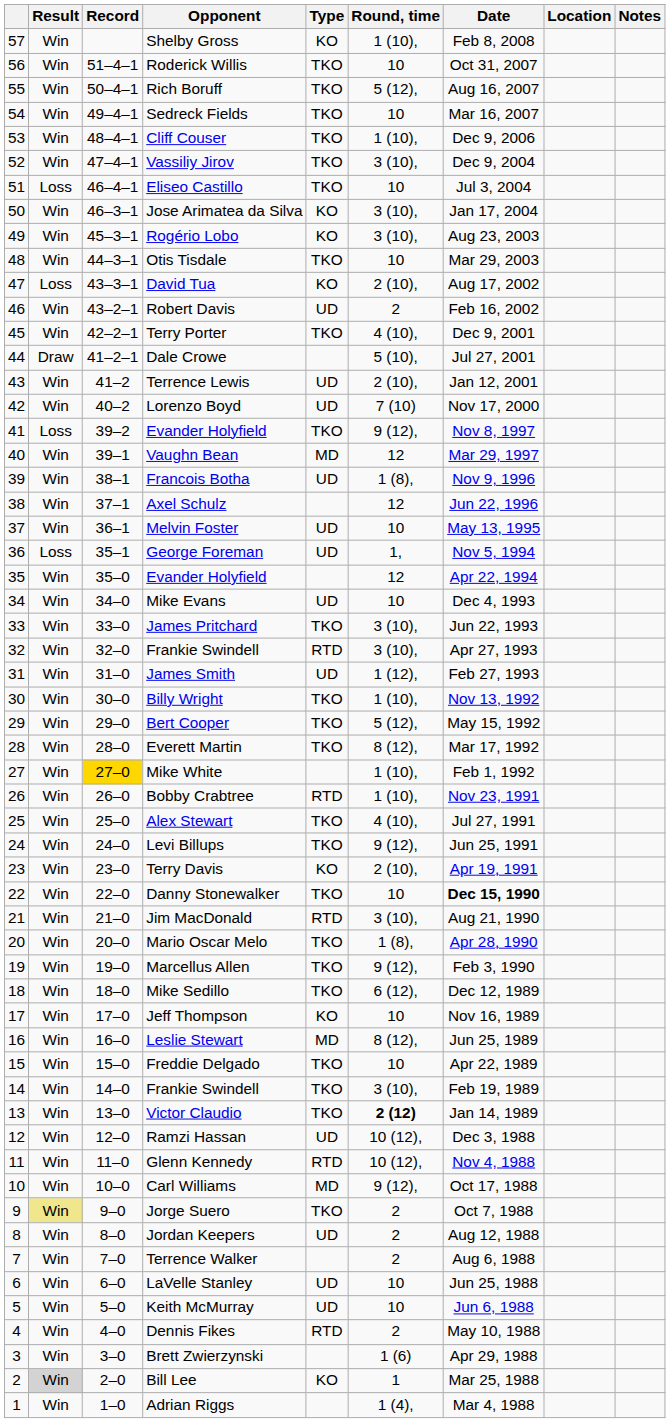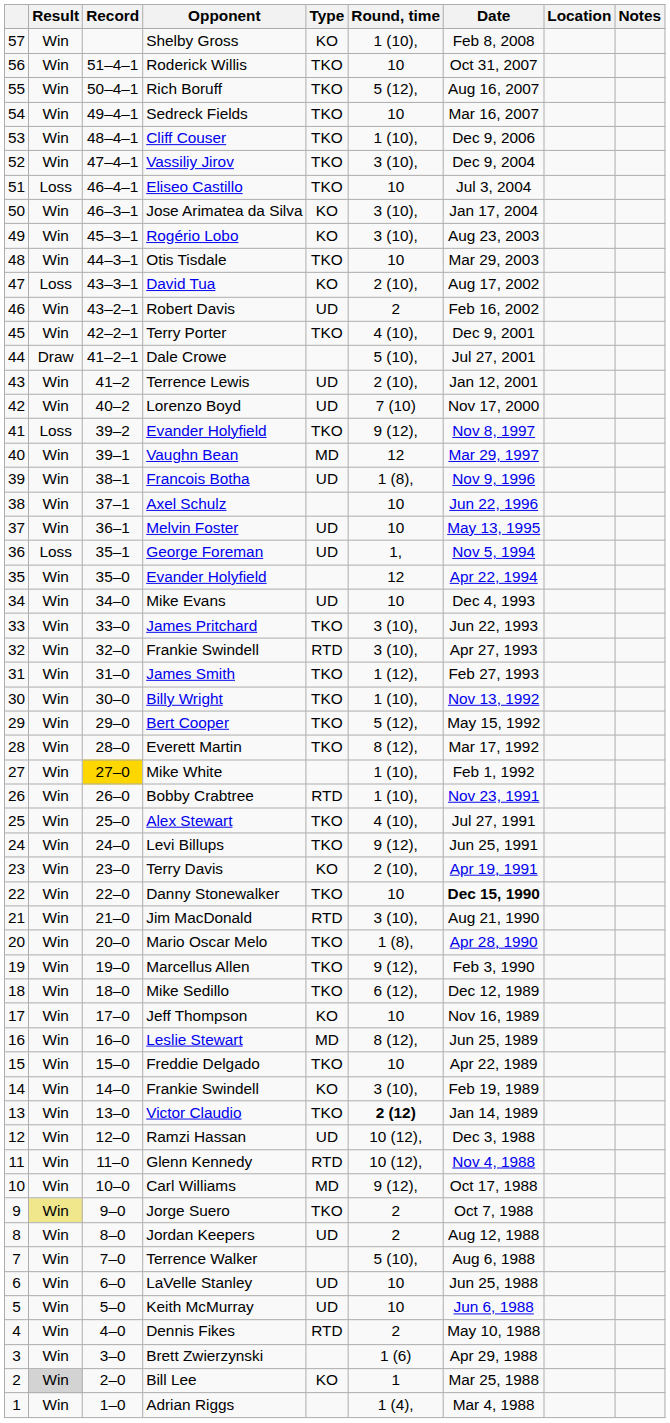(396, 503) 12 -> (396, 503) 10
(327, 674) UD -> (327, 674) TKO
(327, 1088) TKO -> (327, 1088) KO
(396, 1259) 2 -> (396, 1259) 5 (10),
